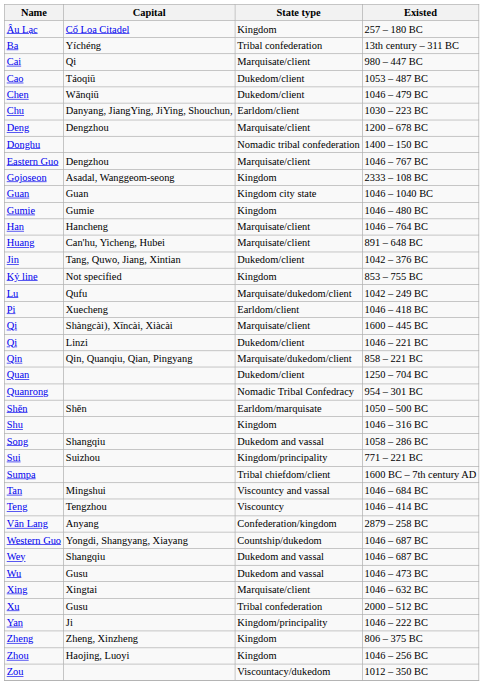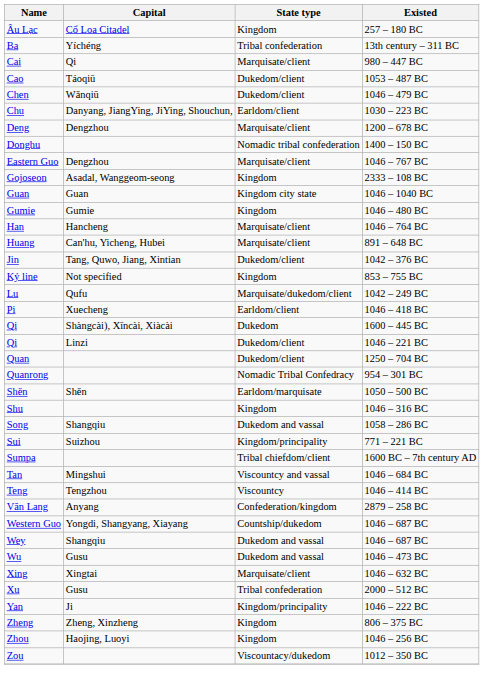(274, 326) Marquisate/client -> (258, 326) Dukedom
- row: (15, 359)
